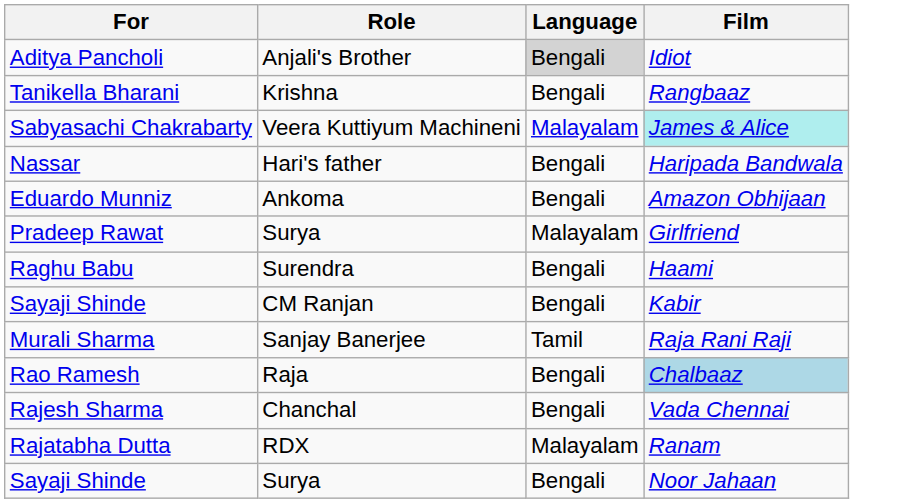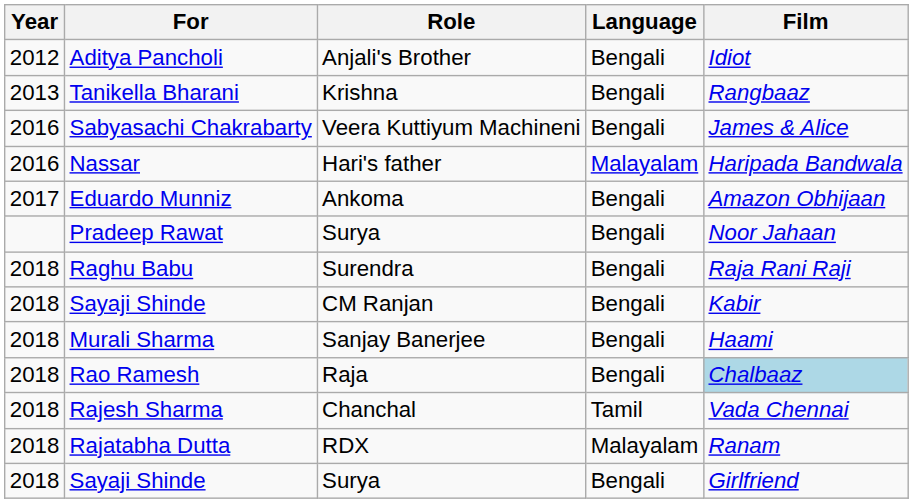+ column: (35, 22)
(568, 57) lightgrey background -> (628, 57) no background
(585, 127) Malayalam -> (628, 127) Bengali
(719, 127) paleturquoise background -> (779, 127) no background
(568, 163) Bengali -> (644, 163) Malayalam
(585, 233) Malayalam -> (628, 233) Bengali
(694, 233) Girlfriend -> (772, 233) Noor Jahaan
(681, 269) Haami -> (780, 269) Raja Rani Raji
(557, 339) Tamil -> (628, 339) Bengali
(720, 339) Raja Rani Raji -> (741, 339) Haami
(568, 410) Bengali -> (617, 410) Tamil
(712, 480) Noor Jahaan -> (754, 480) Girlfriend
